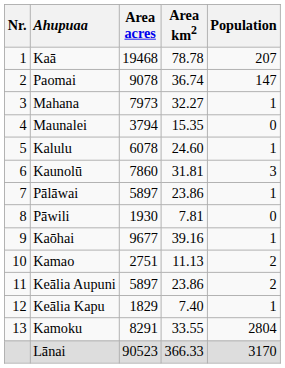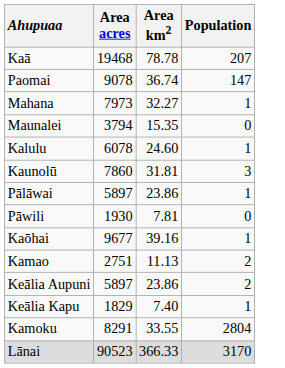- column: (17, 25)
